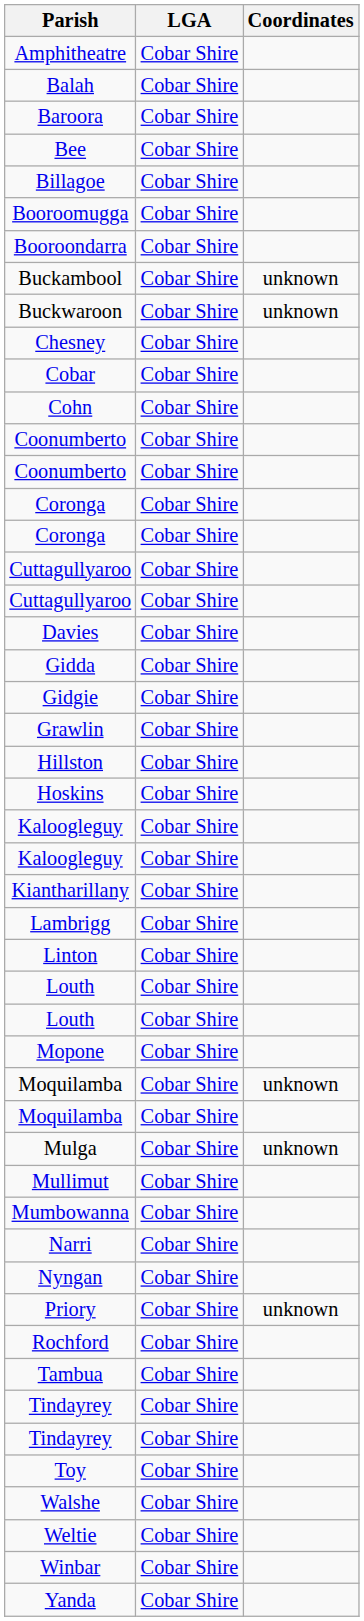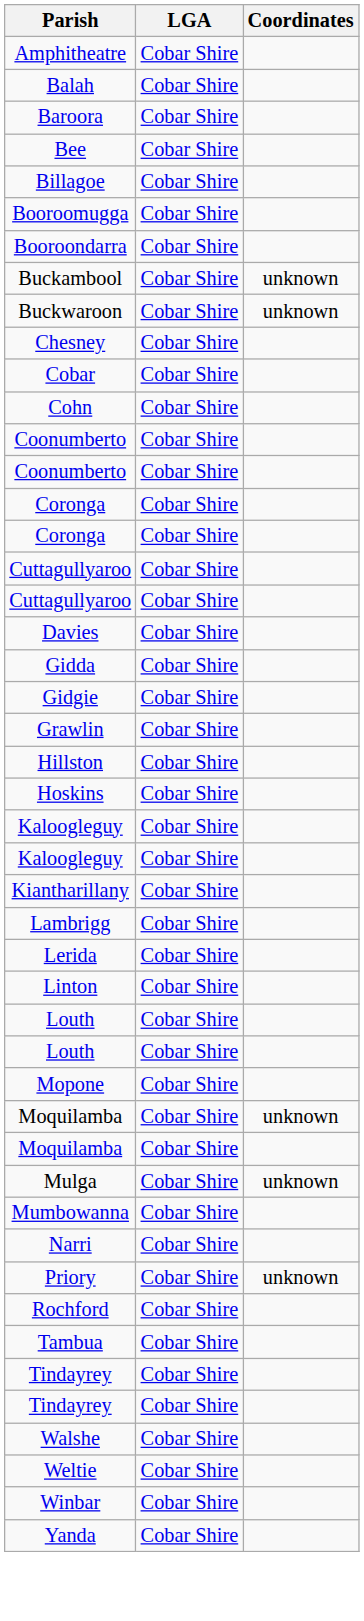+ row: (70, 955)
- row: (70, 1180)
- row: (70, 1277)
- row: (70, 1470)
